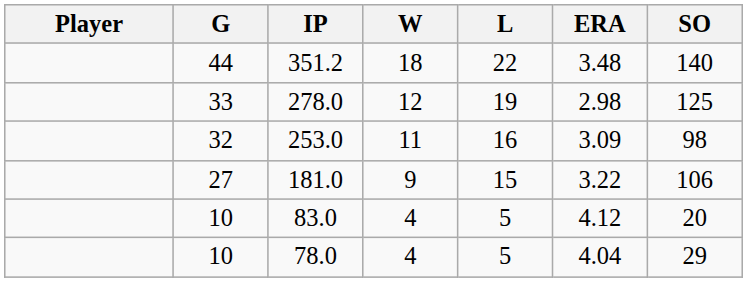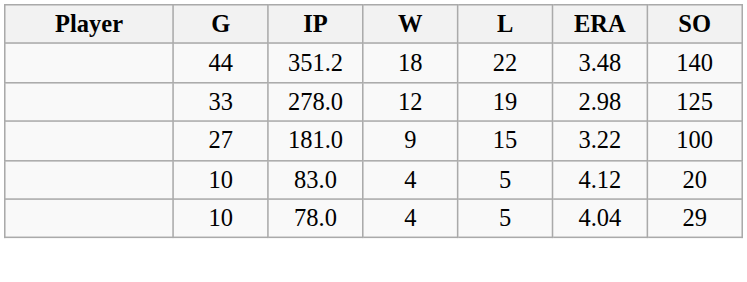- row: (316, 140)
(695, 179) 106 -> (695, 140) 100
